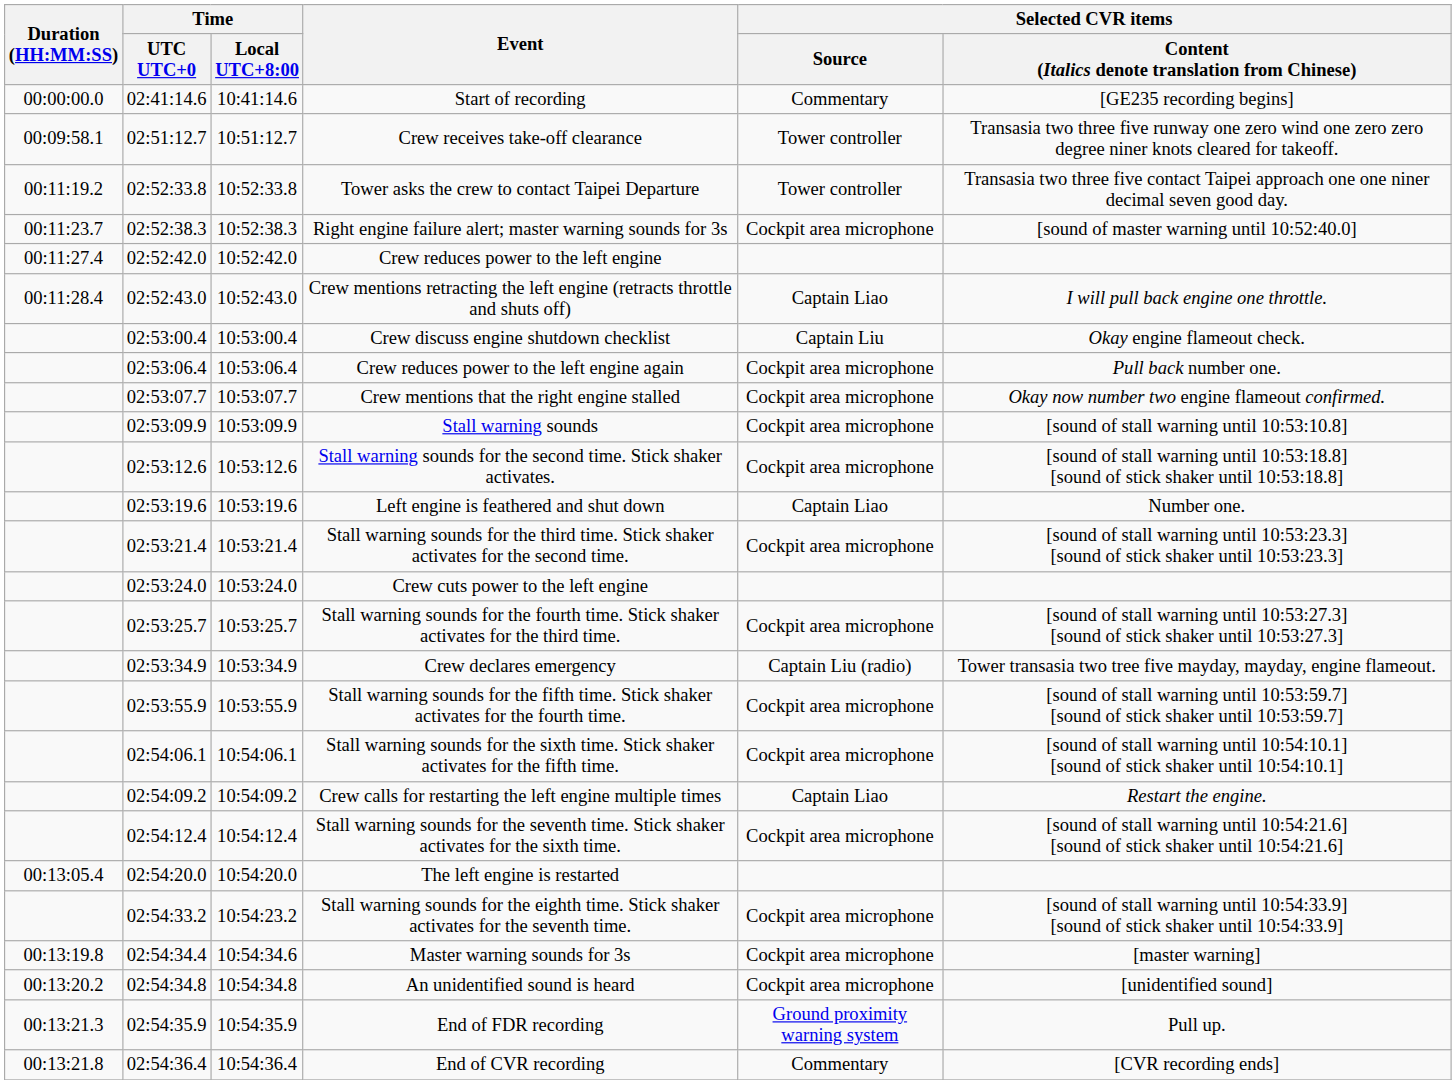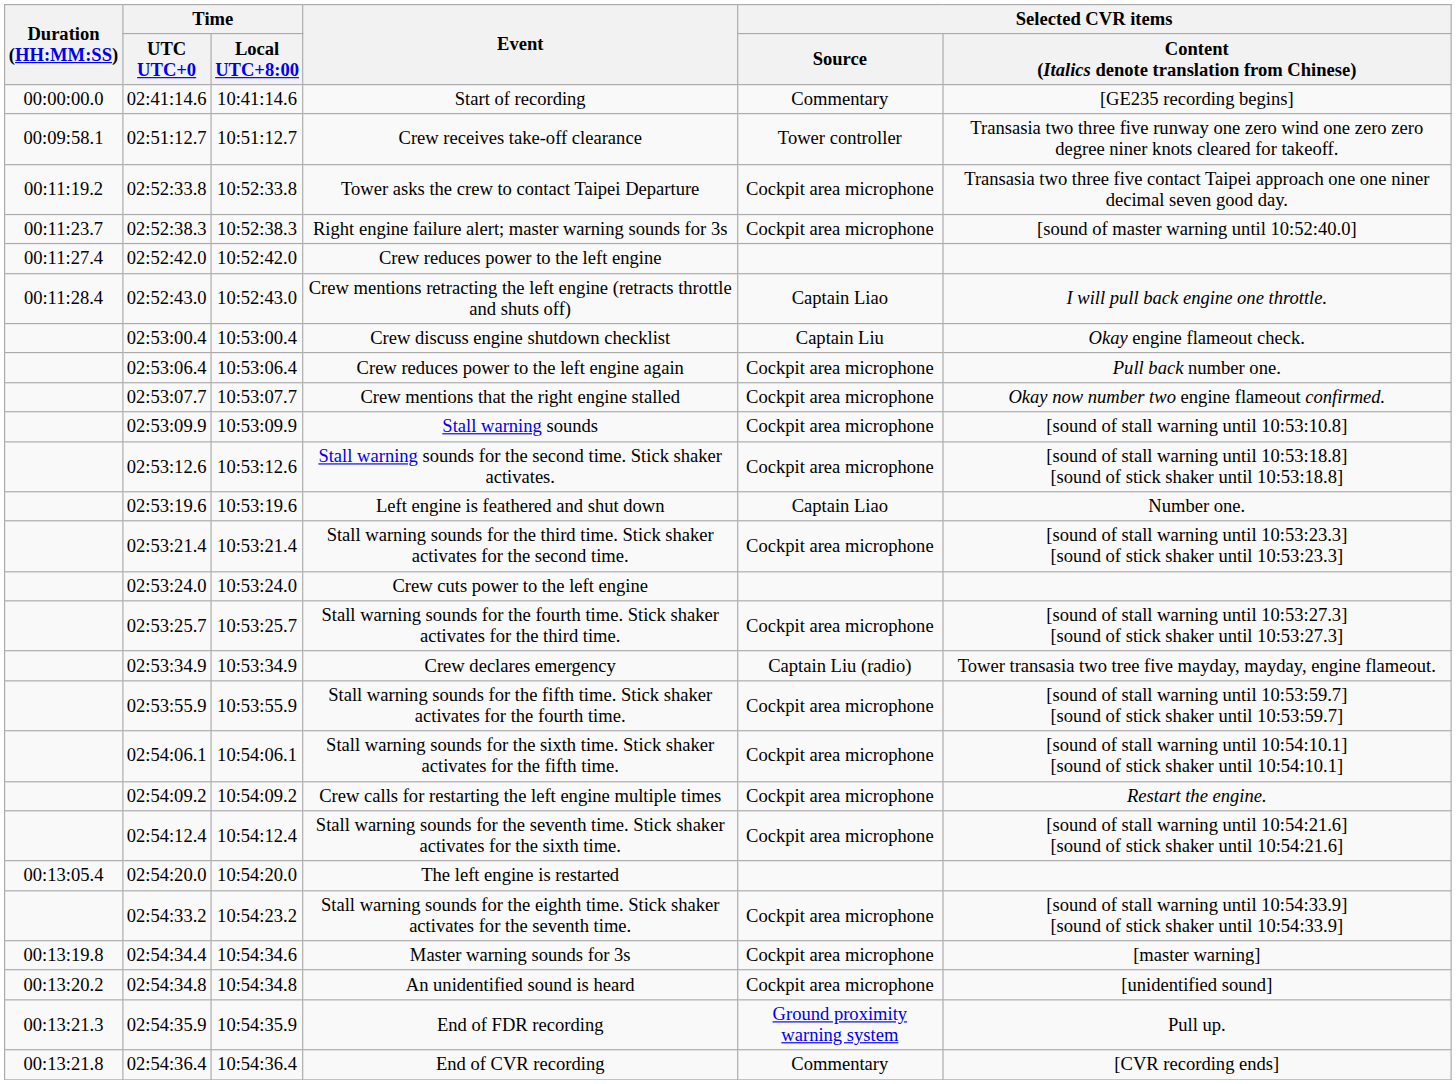(840, 189) Tower controller -> (840, 189) Cockpit area microphone
(840, 795) Captain Liao -> (840, 795) Cockpit area microphone
